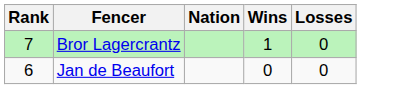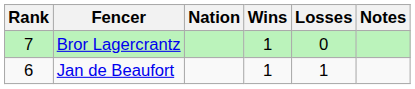+ column: (383, 17)
(268, 70) 0 -> (268, 70) 1
(324, 70) 0 -> (324, 70) 1
